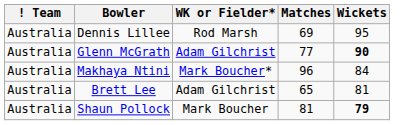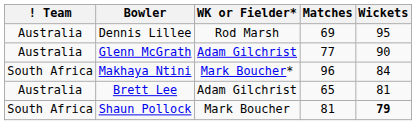(362, 53) bold -> (383, 53) normal
(39, 72) Australia -> (50, 72) South Africa
(39, 110) Australia -> (50, 110) South Africa
